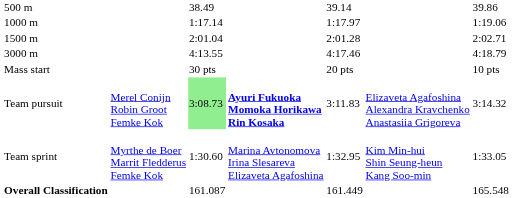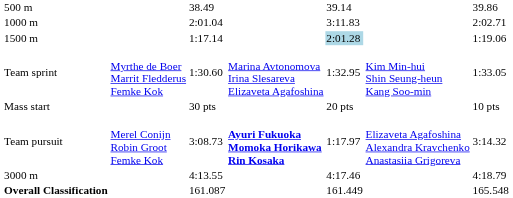(206, 22) 1:17.14 -> (206, 22) 2:01.04
(343, 22) 1:17.97 -> (343, 22) 3:11.83
(489, 22) 1:19.06 -> (489, 22) 2:02.71
(206, 38) 2:01.04 -> (206, 38) 1:17.14
(343, 38) no background -> (343, 38) lightblue background
(489, 38) 2:02.71 -> (489, 38) 1:19.06
rows swapped: (21, 53) <-> (31, 156)
(206, 103) lightgreen background -> (206, 141) no background
(343, 103) 3:11.83 -> (343, 141) 1:17.97
